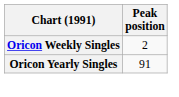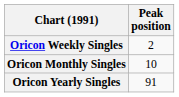+ row: (66, 63)
